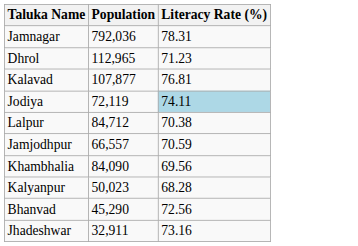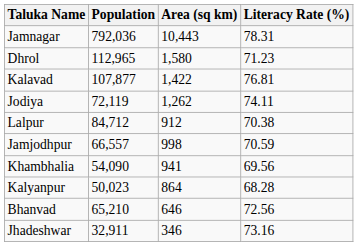+ column: (199, 15)
(176, 101) lightblue background -> (259, 101) no background
(110, 166) 84,090 -> (110, 166) 54,090
(110, 209) 45,290 -> (110, 209) 65,210
